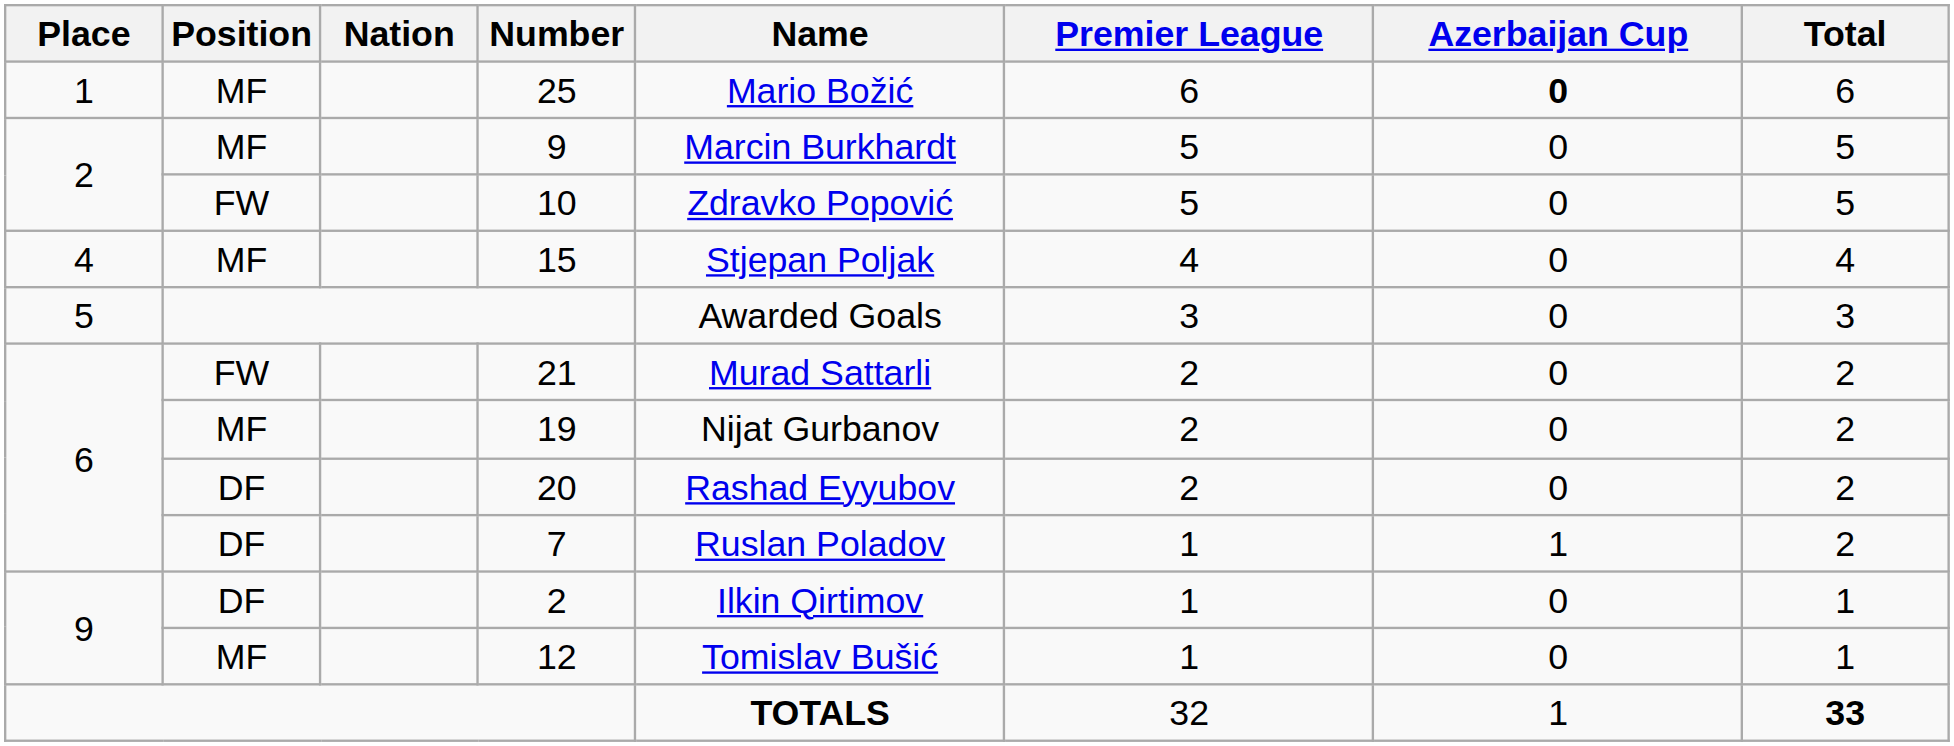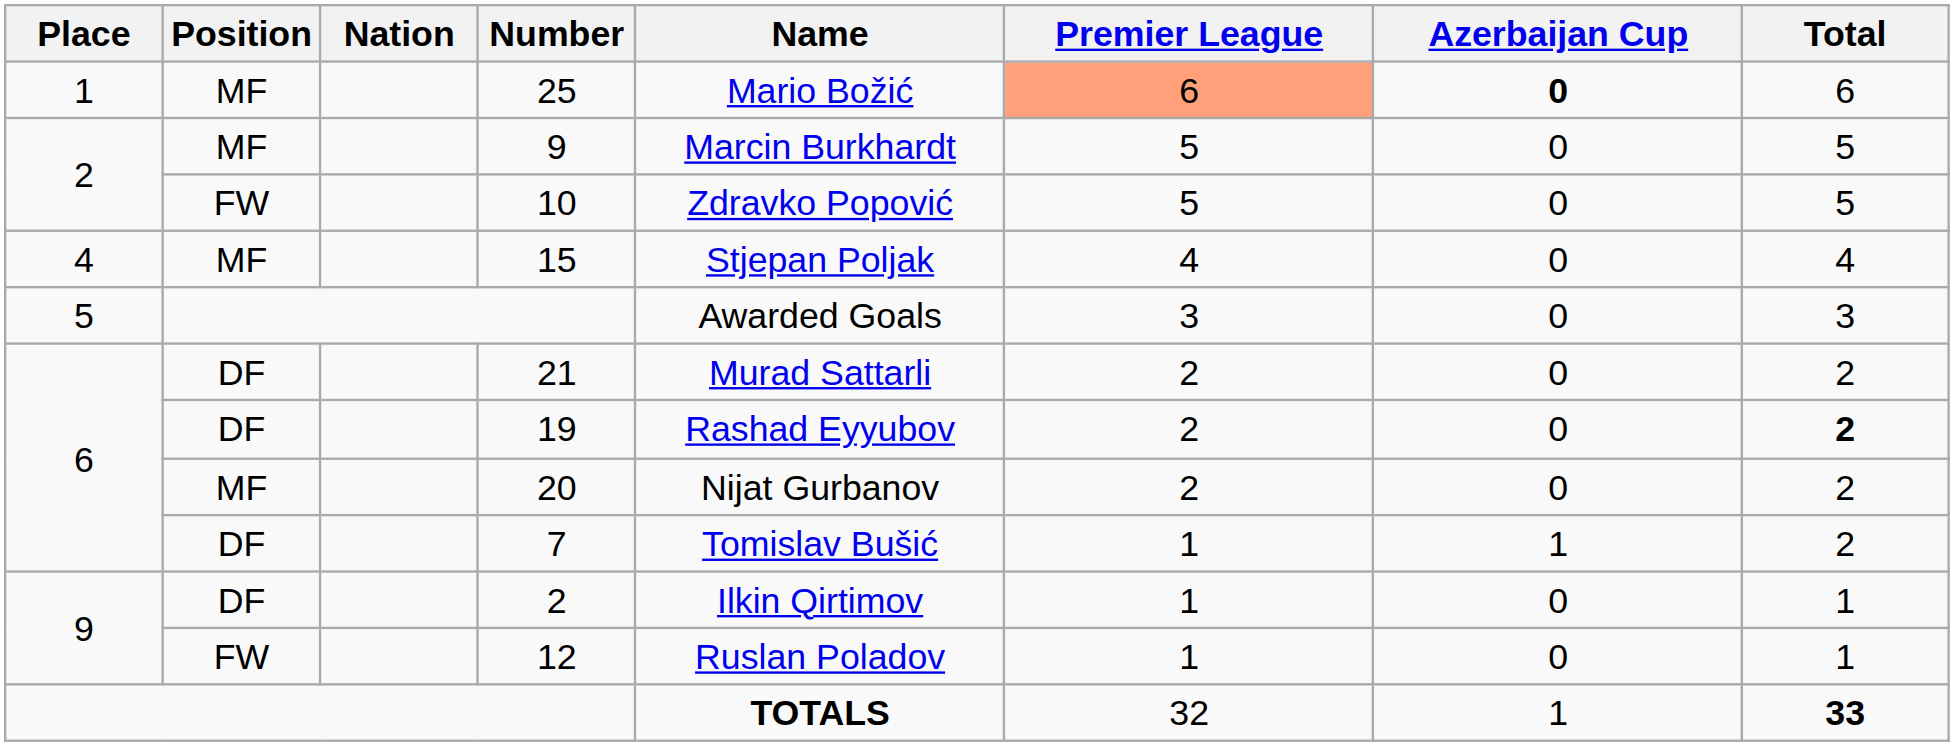(1189, 90) no background -> (1189, 90) lightsalmon background
(242, 373) FW -> (242, 373) DF
(242, 429) MF -> (242, 429) DF
(820, 429) Nijat Gurbanov -> (820, 429) Rashad Eyyubov
(1845, 429) normal -> (1845, 429) bold
(242, 486) DF -> (242, 486) MF
(820, 486) Rashad Eyyubov -> (820, 486) Nijat Gurbanov
(820, 543) Ruslan Poladov -> (820, 543) Tomislav Bušić
(242, 656) MF -> (242, 656) FW
(820, 656) Tomislav Bušić -> (820, 656) Ruslan Poladov
